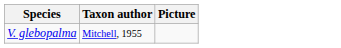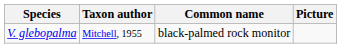+ column: (224, 14)
